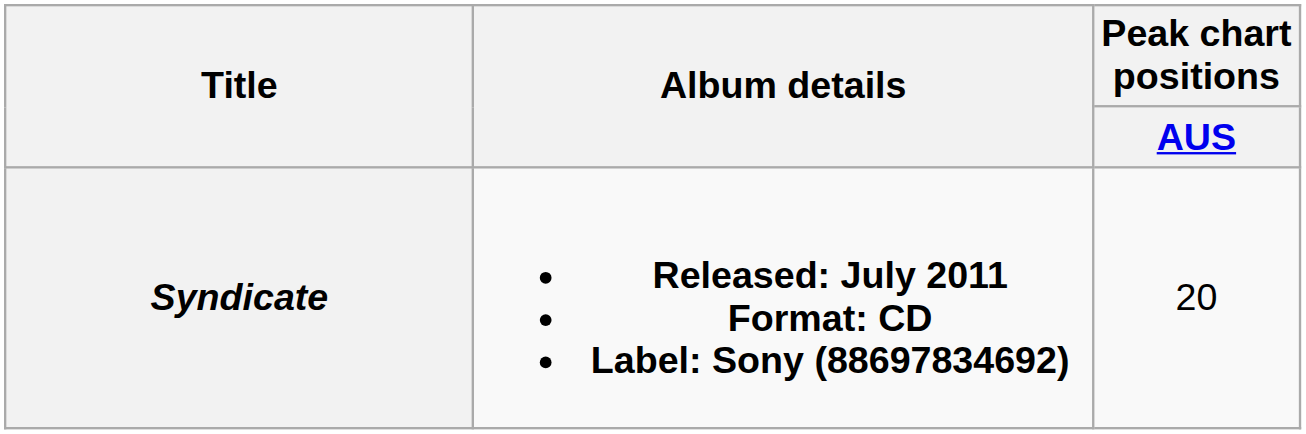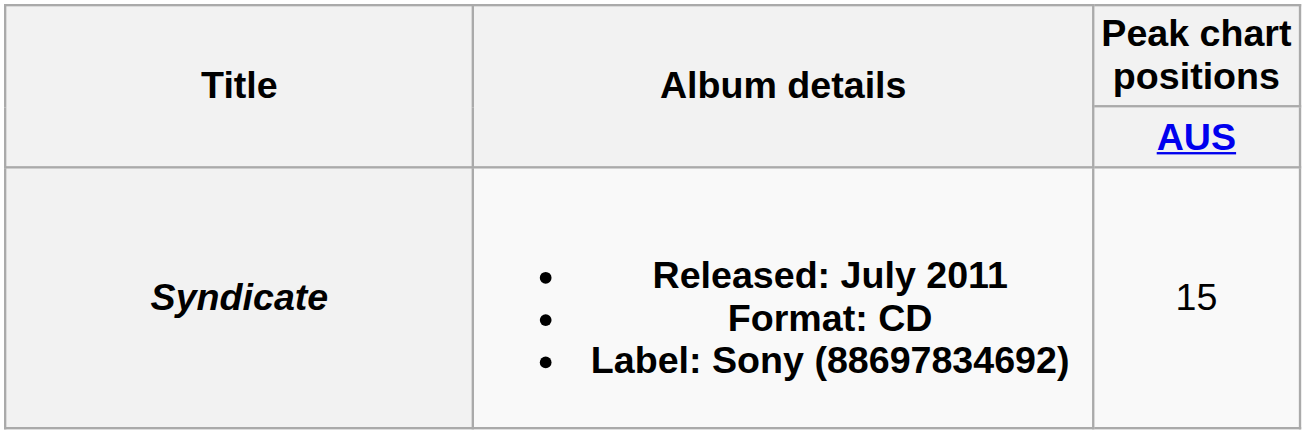(1196, 296) 20 -> (1196, 296) 15
